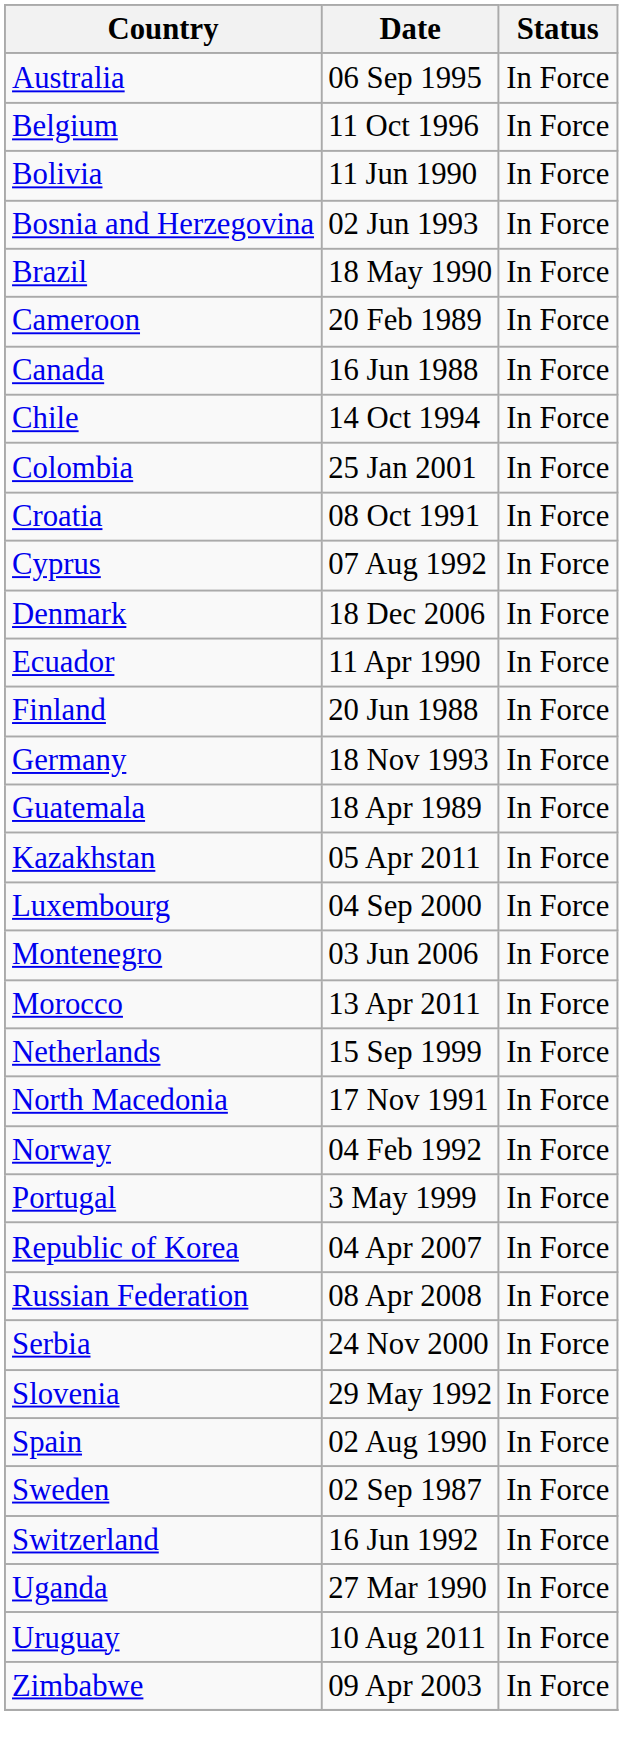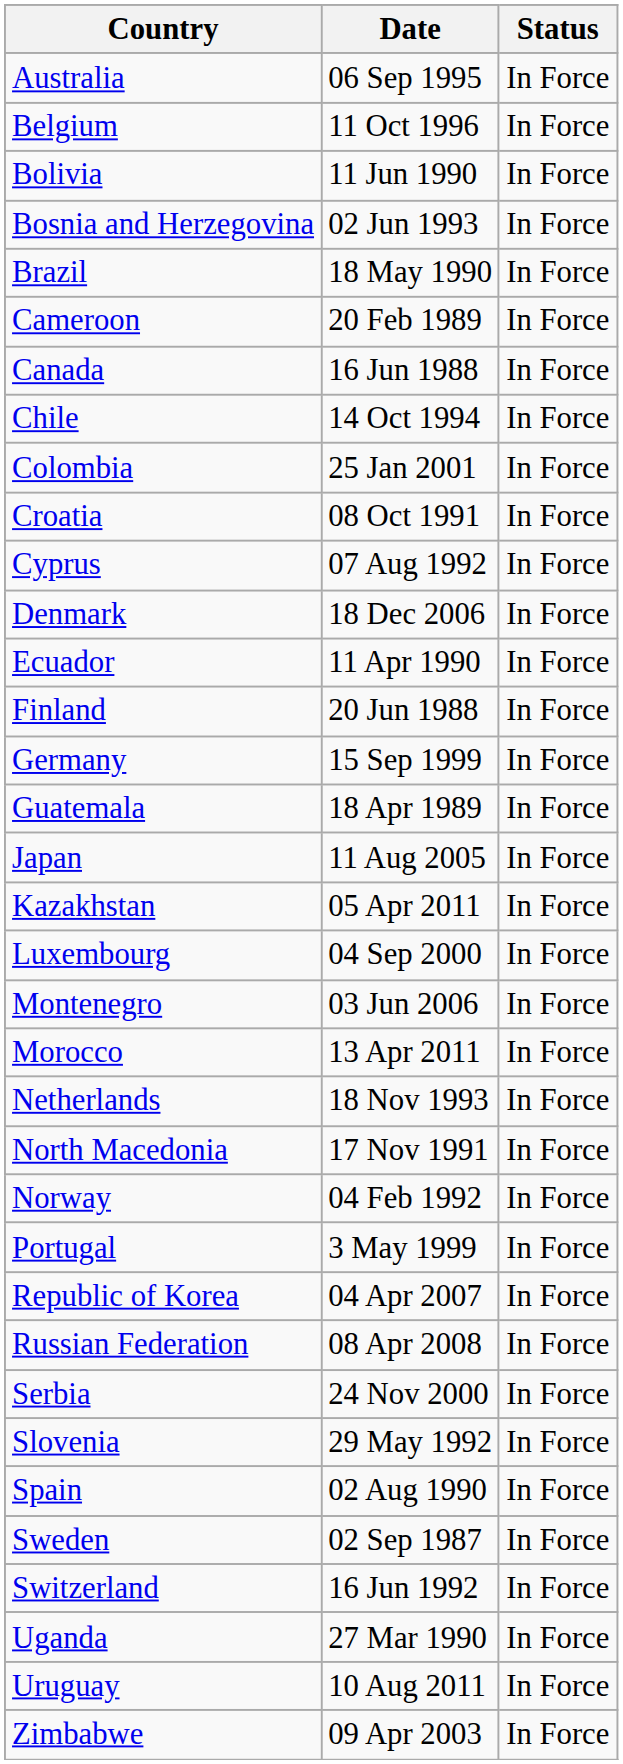(408, 759) 18 Nov 1993 -> (405, 759) 15 Sep 1999
+ row: (47, 857)
(405, 1051) 15 Sep 1999 -> (408, 1100) 18 Nov 1993
